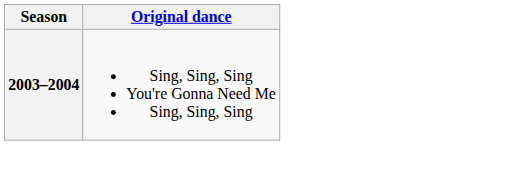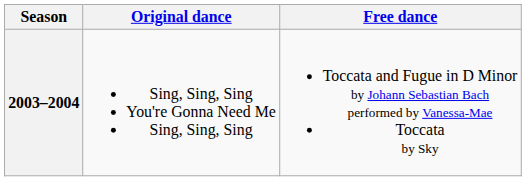+ column: (400, 17)
